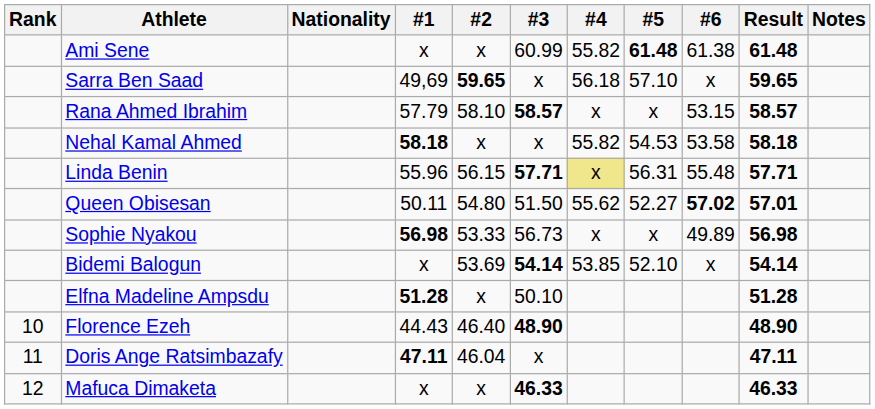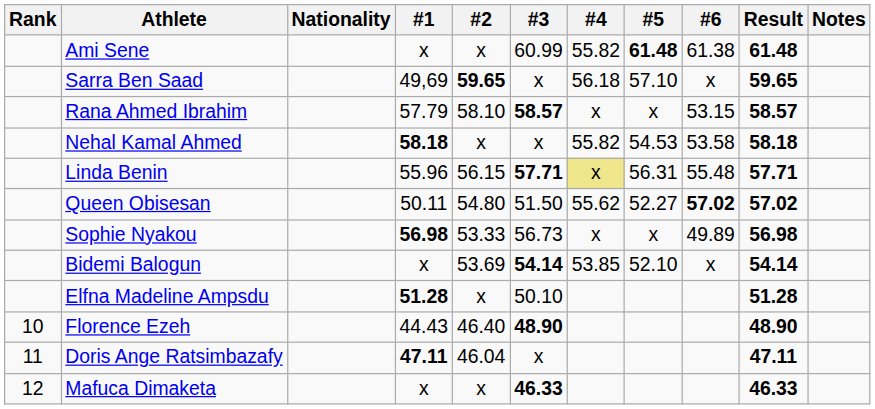(773, 204) 57.01 -> (773, 204) 57.02
